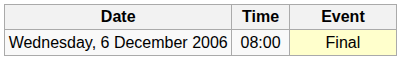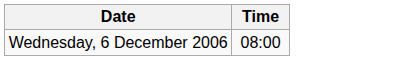- column: (343, 17)
